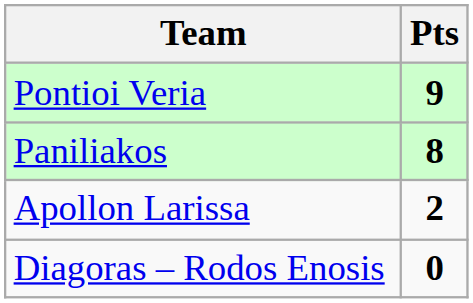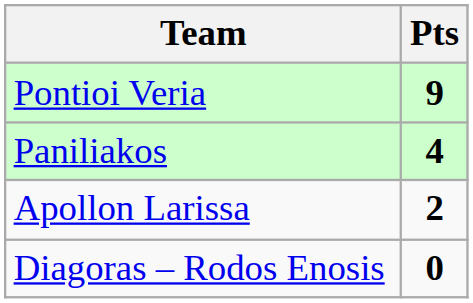(435, 150) 8 -> (435, 150) 4
